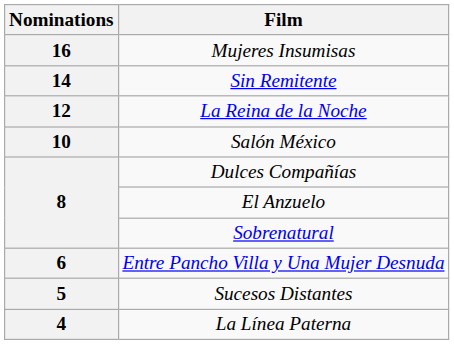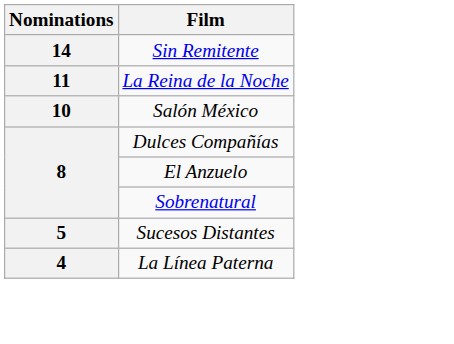- row: (283, 50)
(61, 111) 12 -> (61, 80) 11
- row: (283, 263)
